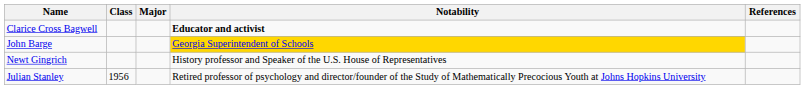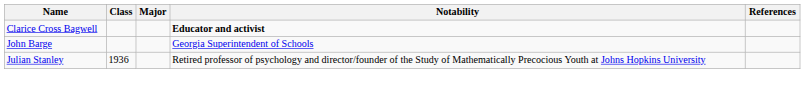(243, 44) gold background -> (243, 44) no background
- row: (37, 60)
(119, 76) 1956 -> (119, 60) 1936
